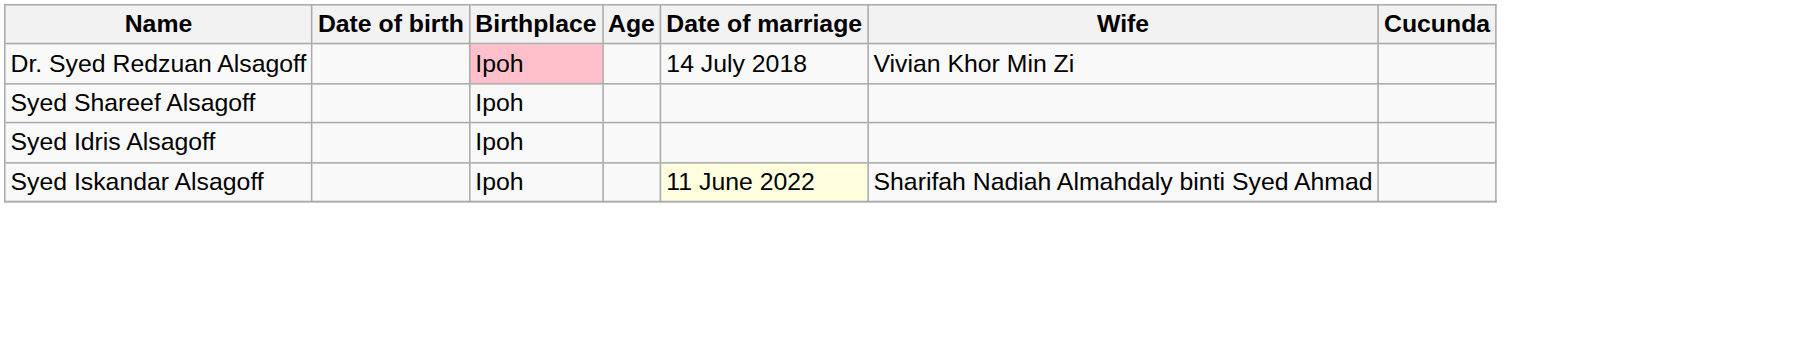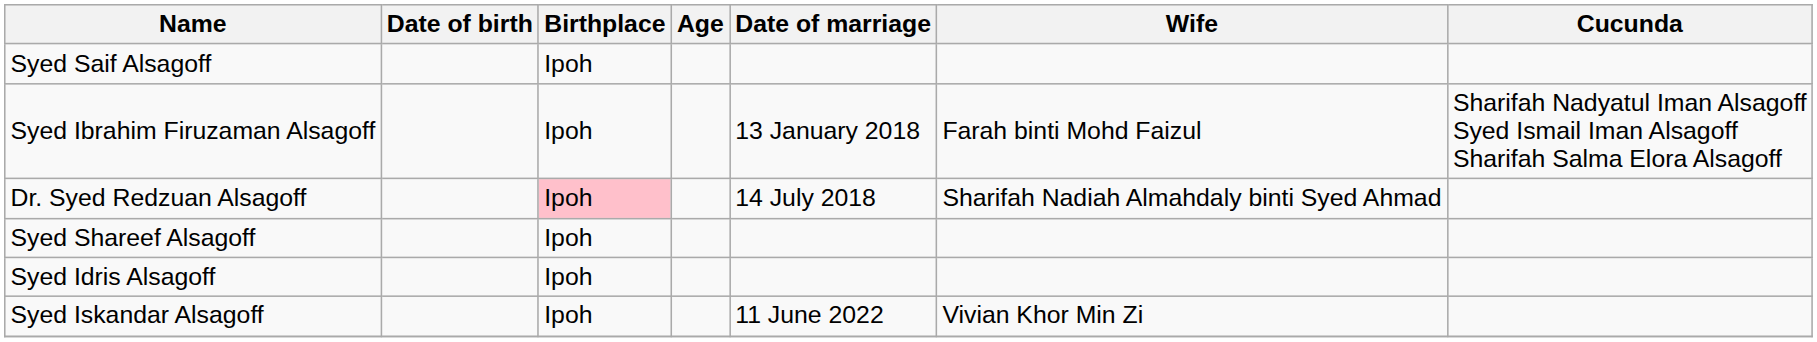+ row: (111, 63)
+ row: (193, 130)
(974, 63) Vivian Khor Min Zi -> (1192, 197) Sharifah Nadiah Almahdaly binti Syed Ahmad
(741, 181) lightyellow background -> (809, 315) no background
(1123, 181) Sharifah Nadiah Almahdaly binti Syed Ahmad -> (1043, 315) Vivian Khor Min Zi
